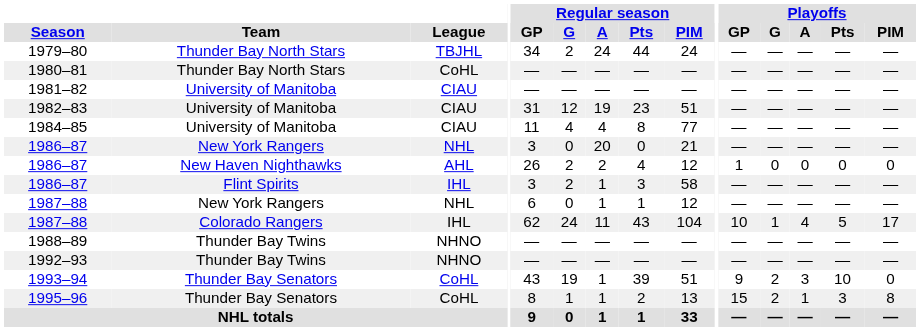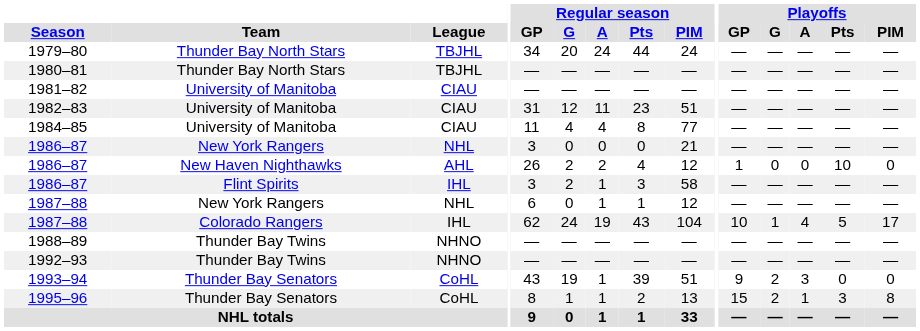(569, 51) 2 -> (569, 51) 20
(459, 70) CoHL -> (459, 70) TBJHL
(602, 108) 19 -> (602, 108) 11
(602, 146) 20 -> (602, 146) 0
(843, 165) 0 -> (843, 165) 10
(602, 222) 11 -> (602, 222) 19
(843, 279) 10 -> (843, 279) 0
